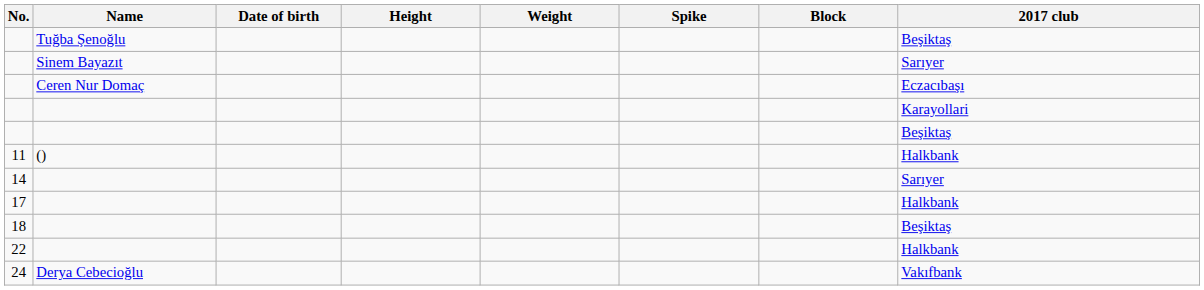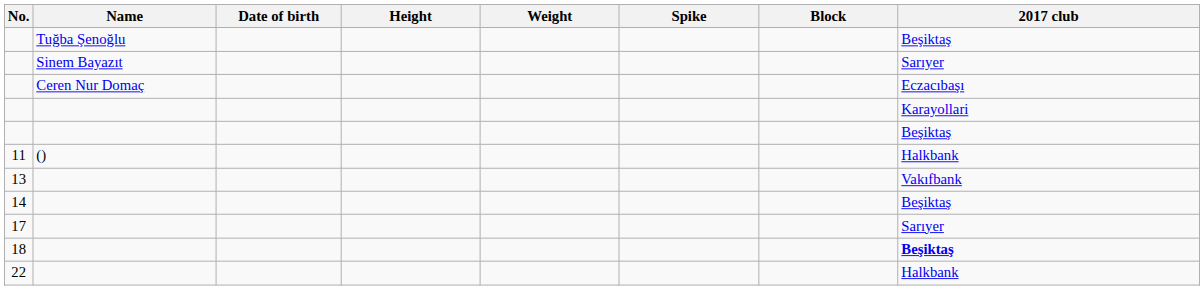+ row: (19, 179)
(923, 179) Sarıyer -> (926, 202) Beşiktaş
(930, 202) Halkbank -> (923, 226) Sarıyer
(926, 226) normal -> (928, 249) bold
- row: (19, 272)
